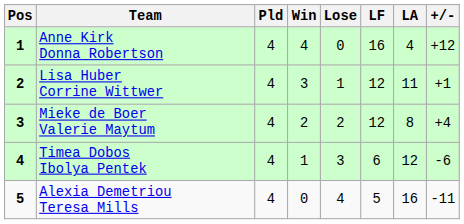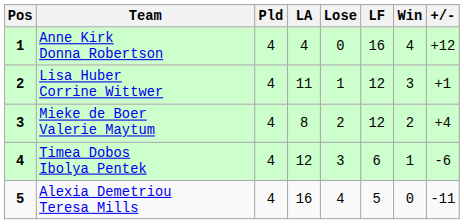columns swapped: (304, 16) <-> (410, 16)
